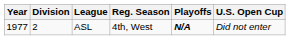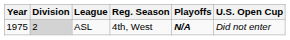(17, 27) 1977 -> (17, 27) 1975
(35, 27) no background -> (35, 27) lightgrey background
